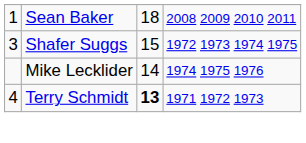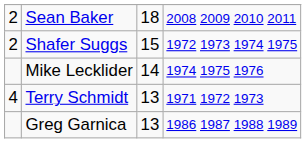(13, 17) 1 -> (13, 17) 2
(13, 44) 3 -> (13, 44) 2
(150, 97) bold -> (150, 97) normal
+ row: (76, 124)
